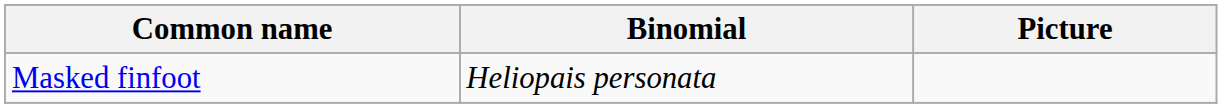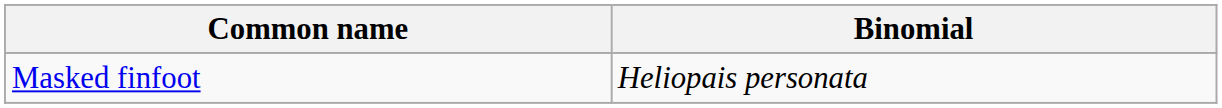- column: (1065, 28)
